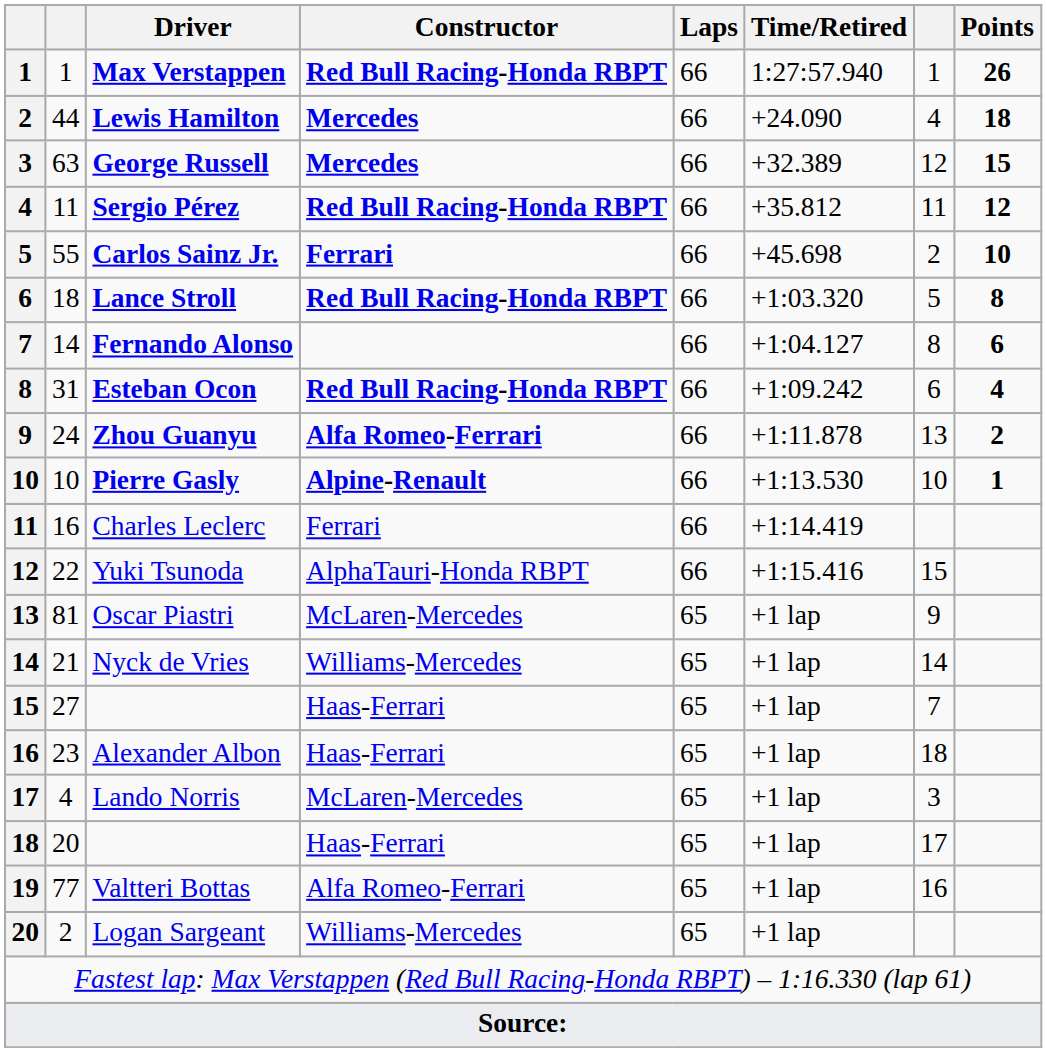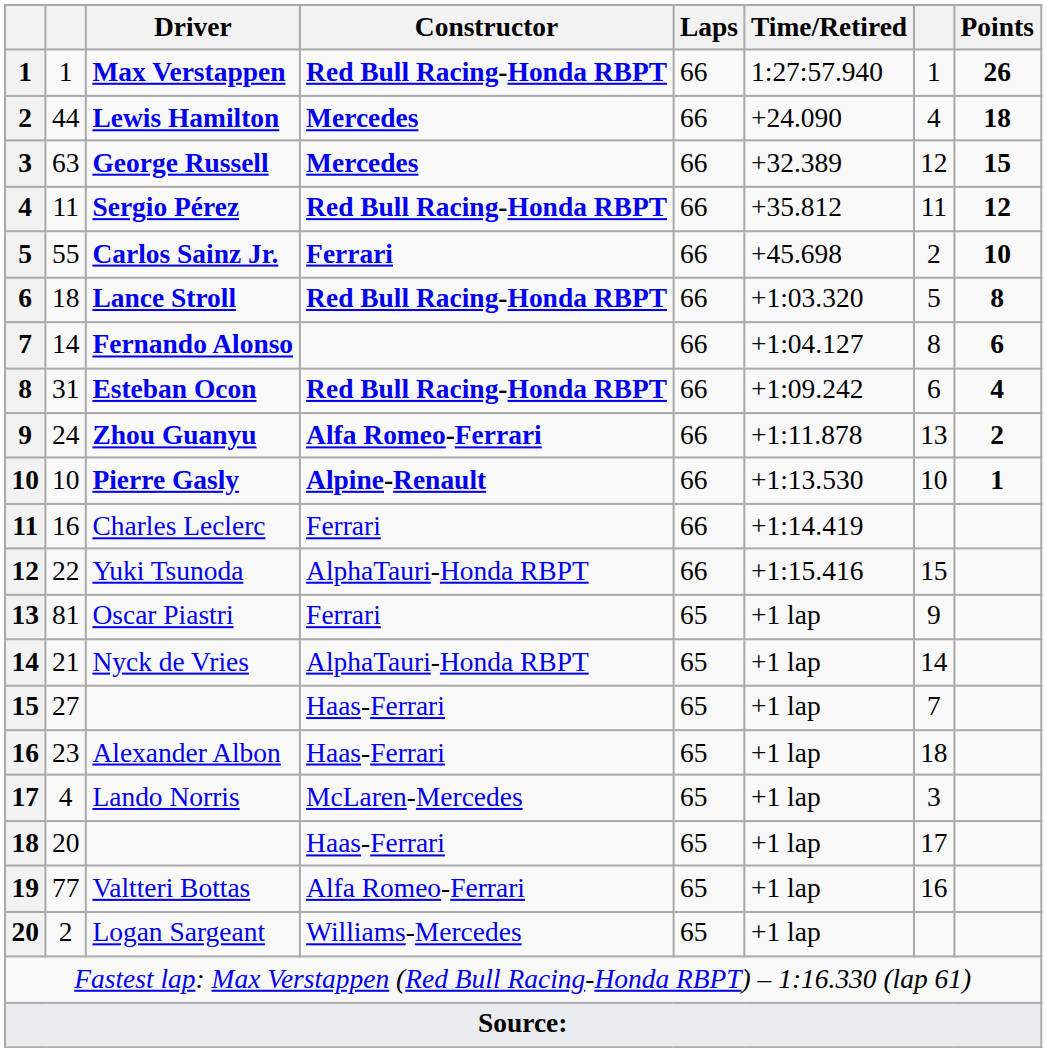(414, 615) McLaren-Mercedes -> (343, 615) Ferrari
(414, 661) Williams-Mercedes -> (447, 661) AlphaTauri-Honda RBPT
